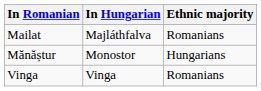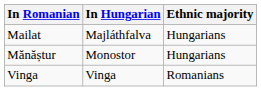(195, 34) Romanians -> (196, 34) Hungarians
